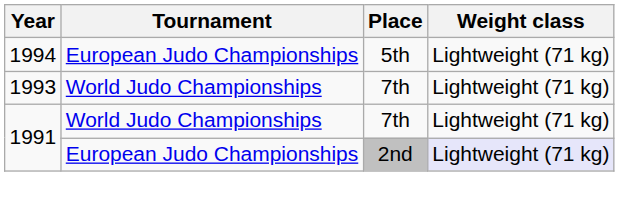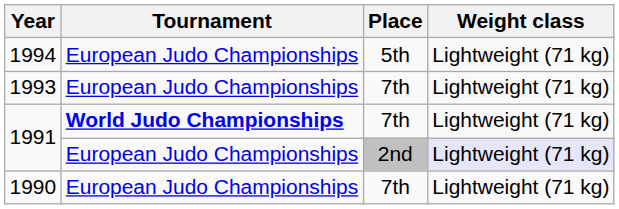(194, 87) World Judo Championships -> (212, 87) European Judo Championships
(194, 120) normal -> (205, 120) bold
+ row: (33, 187)
